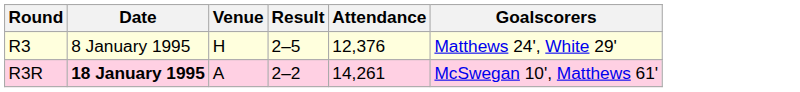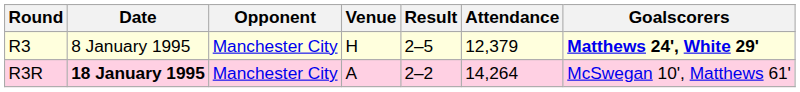+ column: (275, 18)
(359, 45) 12,376 -> (492, 45) 12,379
(526, 45) normal -> (663, 45) bold
(359, 73) 14,261 -> (492, 73) 14,264
